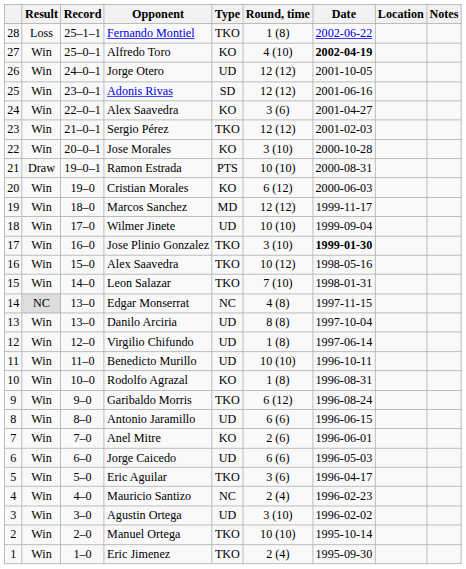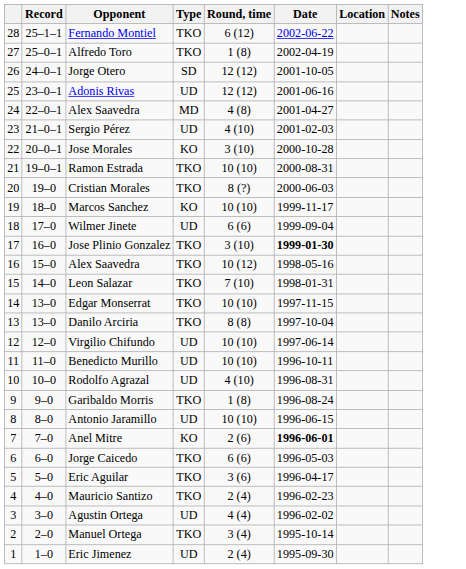- column: (42, 14)
(278, 33) 1 (8) -> (239, 33) 6 (12)
(227, 52) KO -> (189, 52) TKO
(278, 52) 4 (10) -> (239, 52) 1 (8)
(344, 52) bold -> (305, 52) normal
(227, 71) UD -> (189, 71) SD
(227, 91) SD -> (189, 91) UD
(227, 110) KO -> (189, 110) MD
(278, 110) 3 (6) -> (239, 110) 4 (8)
(227, 129) TKO -> (189, 129) UD
(278, 129) 12 (12) -> (239, 129) 4 (10)
(227, 168) PTS -> (189, 168) TKO
(227, 187) KO -> (189, 187) TKO
(278, 187) 6 (12) -> (239, 187) 8 (?)
(227, 206) MD -> (189, 206) KO
(278, 206) 12 (12) -> (239, 206) 10 (10)
(278, 226) 10 (10) -> (239, 226) 6 (6)
(227, 303) NC -> (189, 303) TKO
(278, 303) 4 (8) -> (239, 303) 10 (10)
(227, 322) UD -> (189, 322) TKO
(278, 341) 1 (8) -> (239, 341) 10 (10)
(227, 380) KO -> (189, 380) UD
(278, 380) 1 (8) -> (239, 380) 4 (10)
(278, 399) 6 (12) -> (239, 399) 1 (8)
(278, 419) 6 (6) -> (239, 419) 10 (10)
(344, 438) normal -> (305, 438) bold
(227, 457) UD -> (189, 457) TKO
(227, 496) NC -> (189, 496) TKO
(278, 515) 3 (10) -> (239, 515) 4 (4)
(278, 534) 10 (10) -> (239, 534) 3 (4)
(227, 554) TKO -> (189, 554) UD
